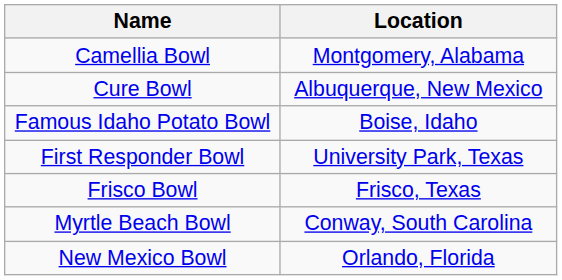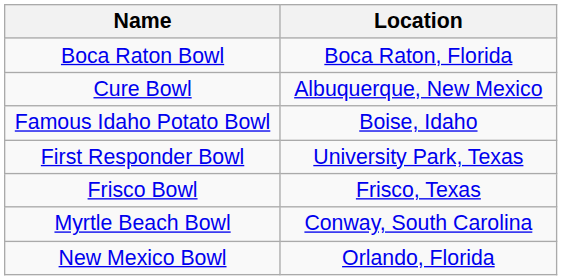+ row: (143, 55)
- row: (143, 55)
